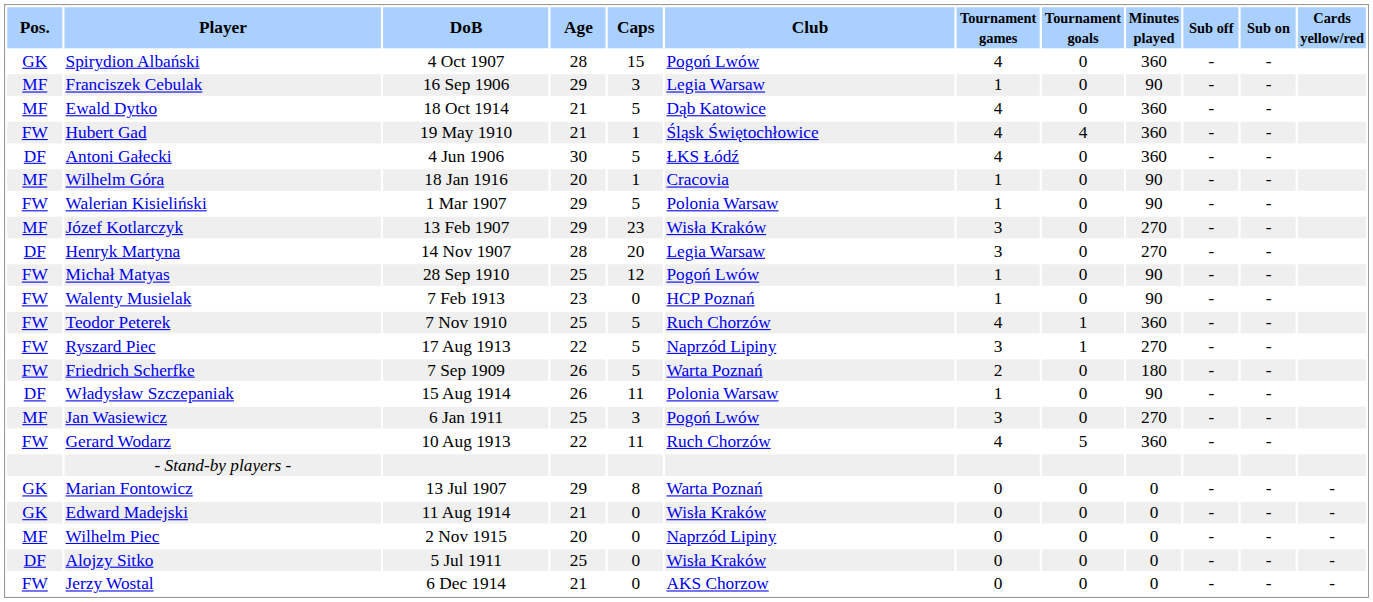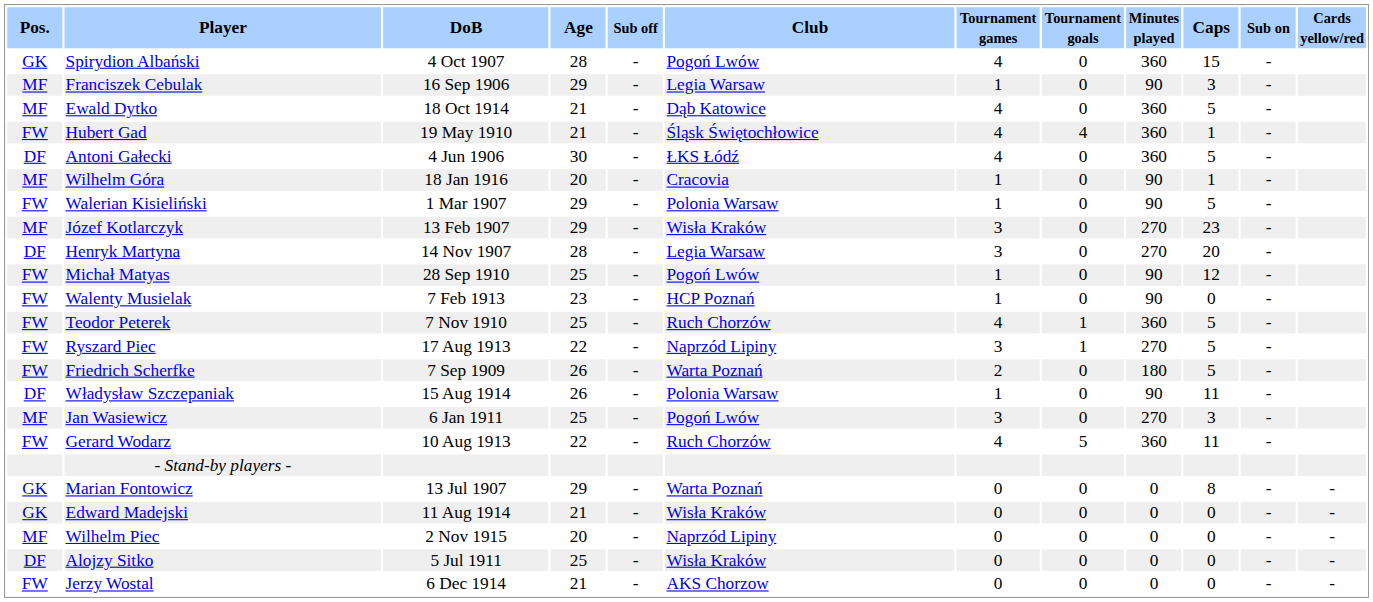columns swapped: (636, 27) <-> (1211, 28)
